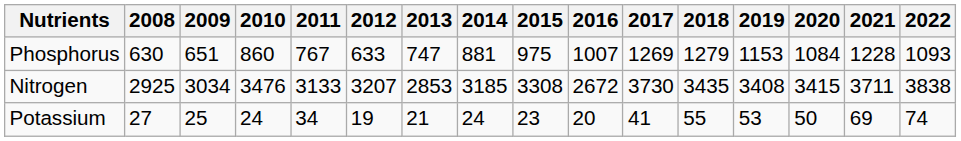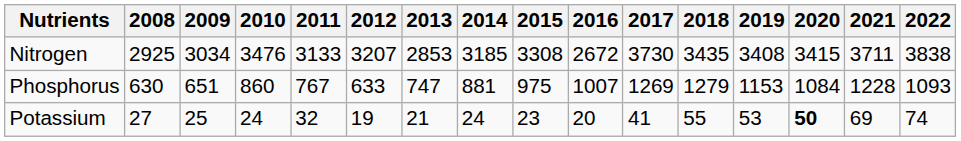rows swapped: (48, 86) <-> (64, 53)
(307, 119) 34 -> (307, 119) 32
(806, 119) normal -> (806, 119) bold
